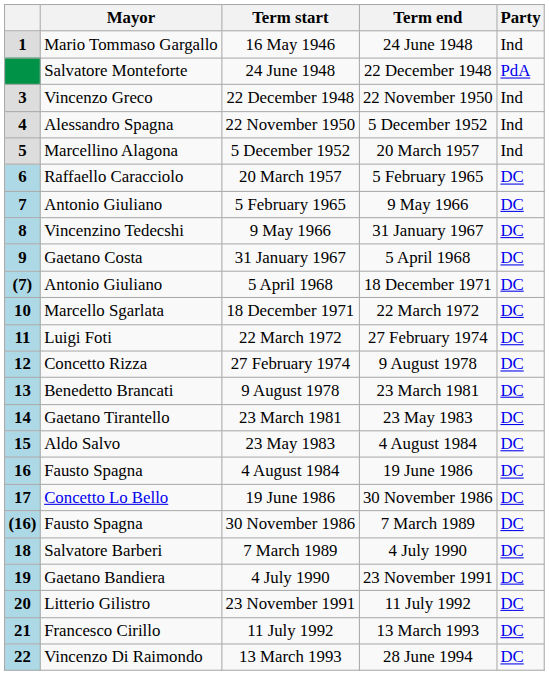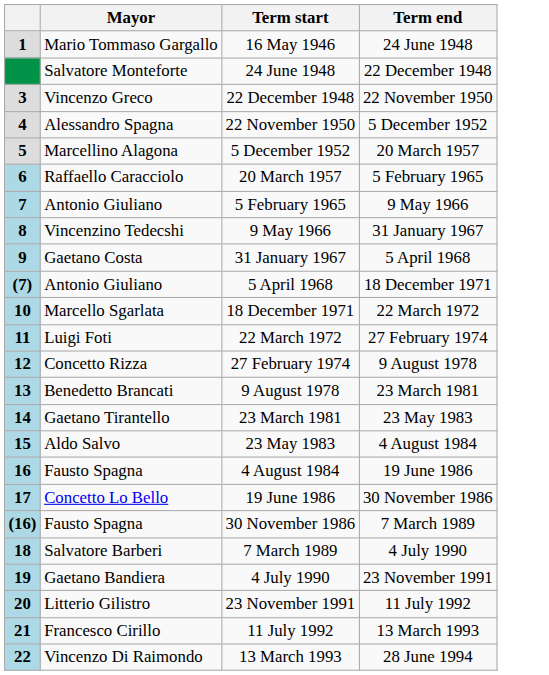- column: (520, 17)
